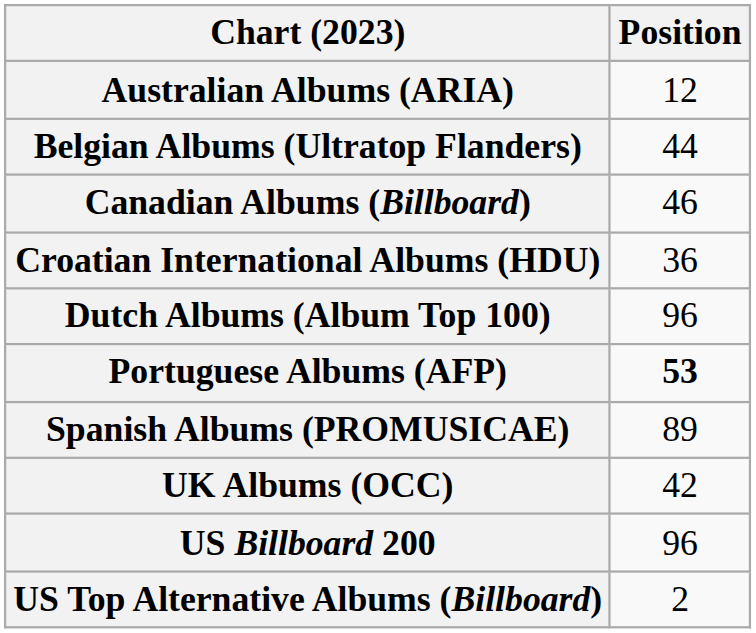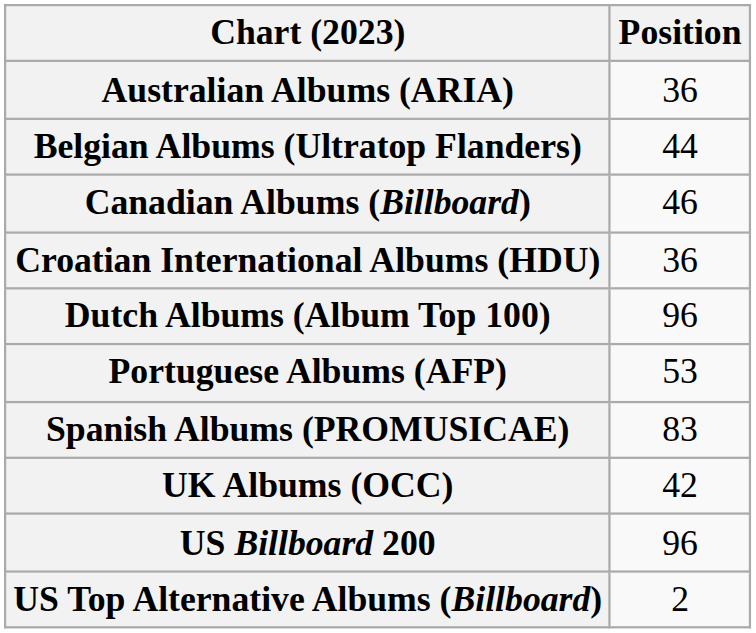(680, 89) 12 -> (680, 89) 36
(680, 372) bold -> (680, 372) normal
(680, 428) 89 -> (680, 428) 83
